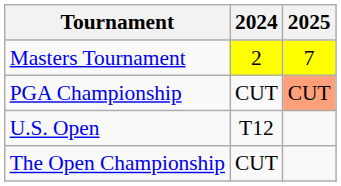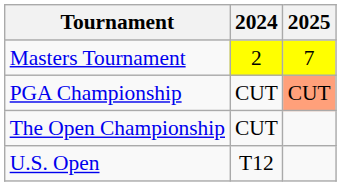rows swapped: (55, 128) <-> (117, 163)
